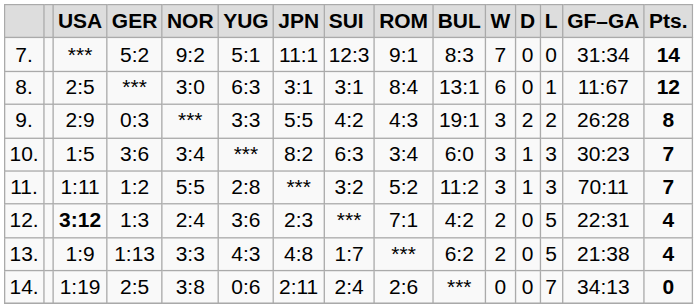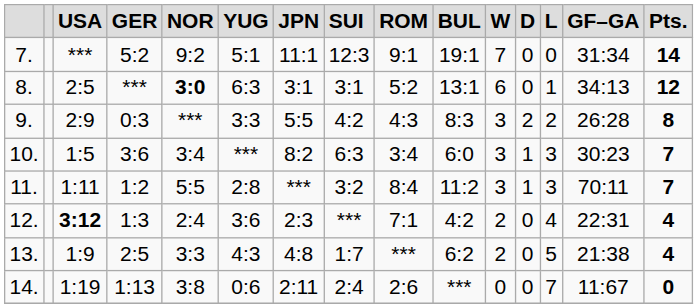(459, 54) 8:3 -> (459, 54) 19:1
(190, 87) normal -> (190, 87) bold
(404, 87) 8:4 -> (404, 87) 5:2
(603, 87) 11:67 -> (603, 87) 34:13
(459, 120) 19:1 -> (459, 120) 8:3
(404, 187) 5:2 -> (404, 187) 8:4
(551, 220) 5 -> (551, 220) 4
(135, 253) 1:13 -> (135, 253) 2:5
(135, 287) 2:5 -> (135, 287) 1:13
(603, 287) 34:13 -> (603, 287) 11:67
